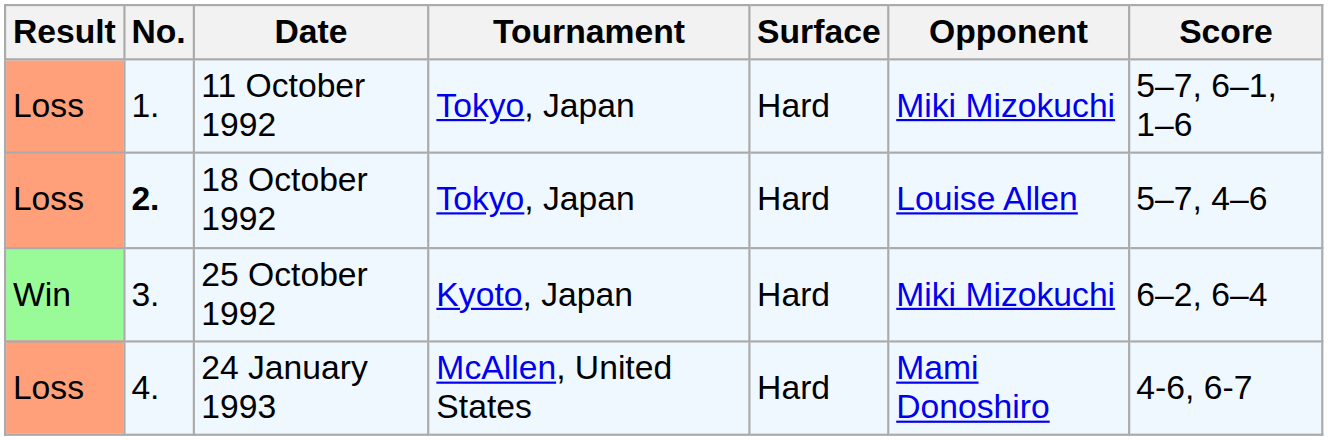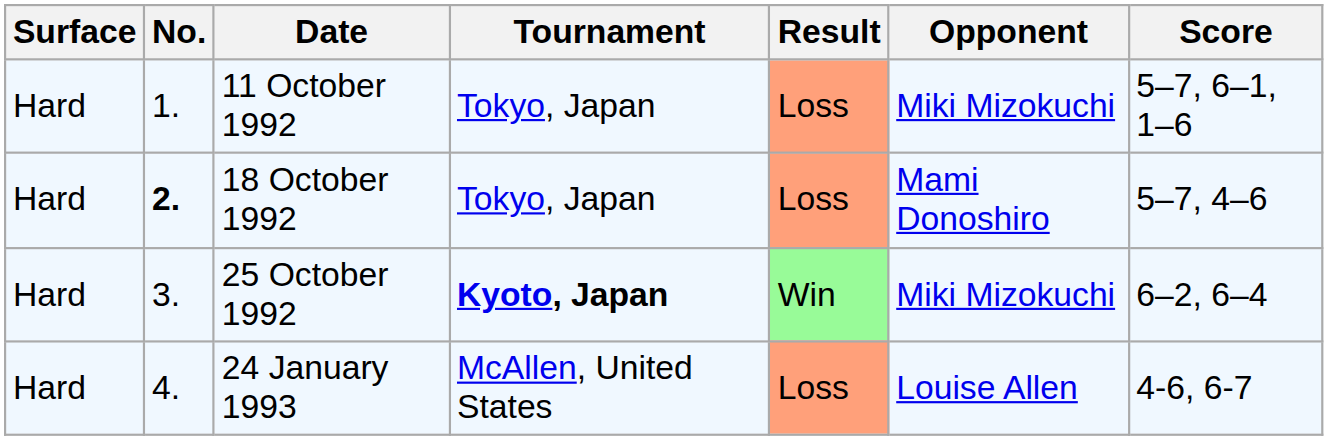columns swapped: (64, 31) <-> (819, 31)
(987, 199) Louise Allen -> (973, 199) Mami Donoshiro
(535, 292) normal -> (563, 292) bold
(973, 386) Mami Donoshiro -> (987, 386) Louise Allen
